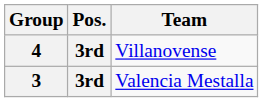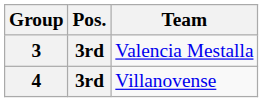rows swapped: (36, 81) <-> (36, 50)
